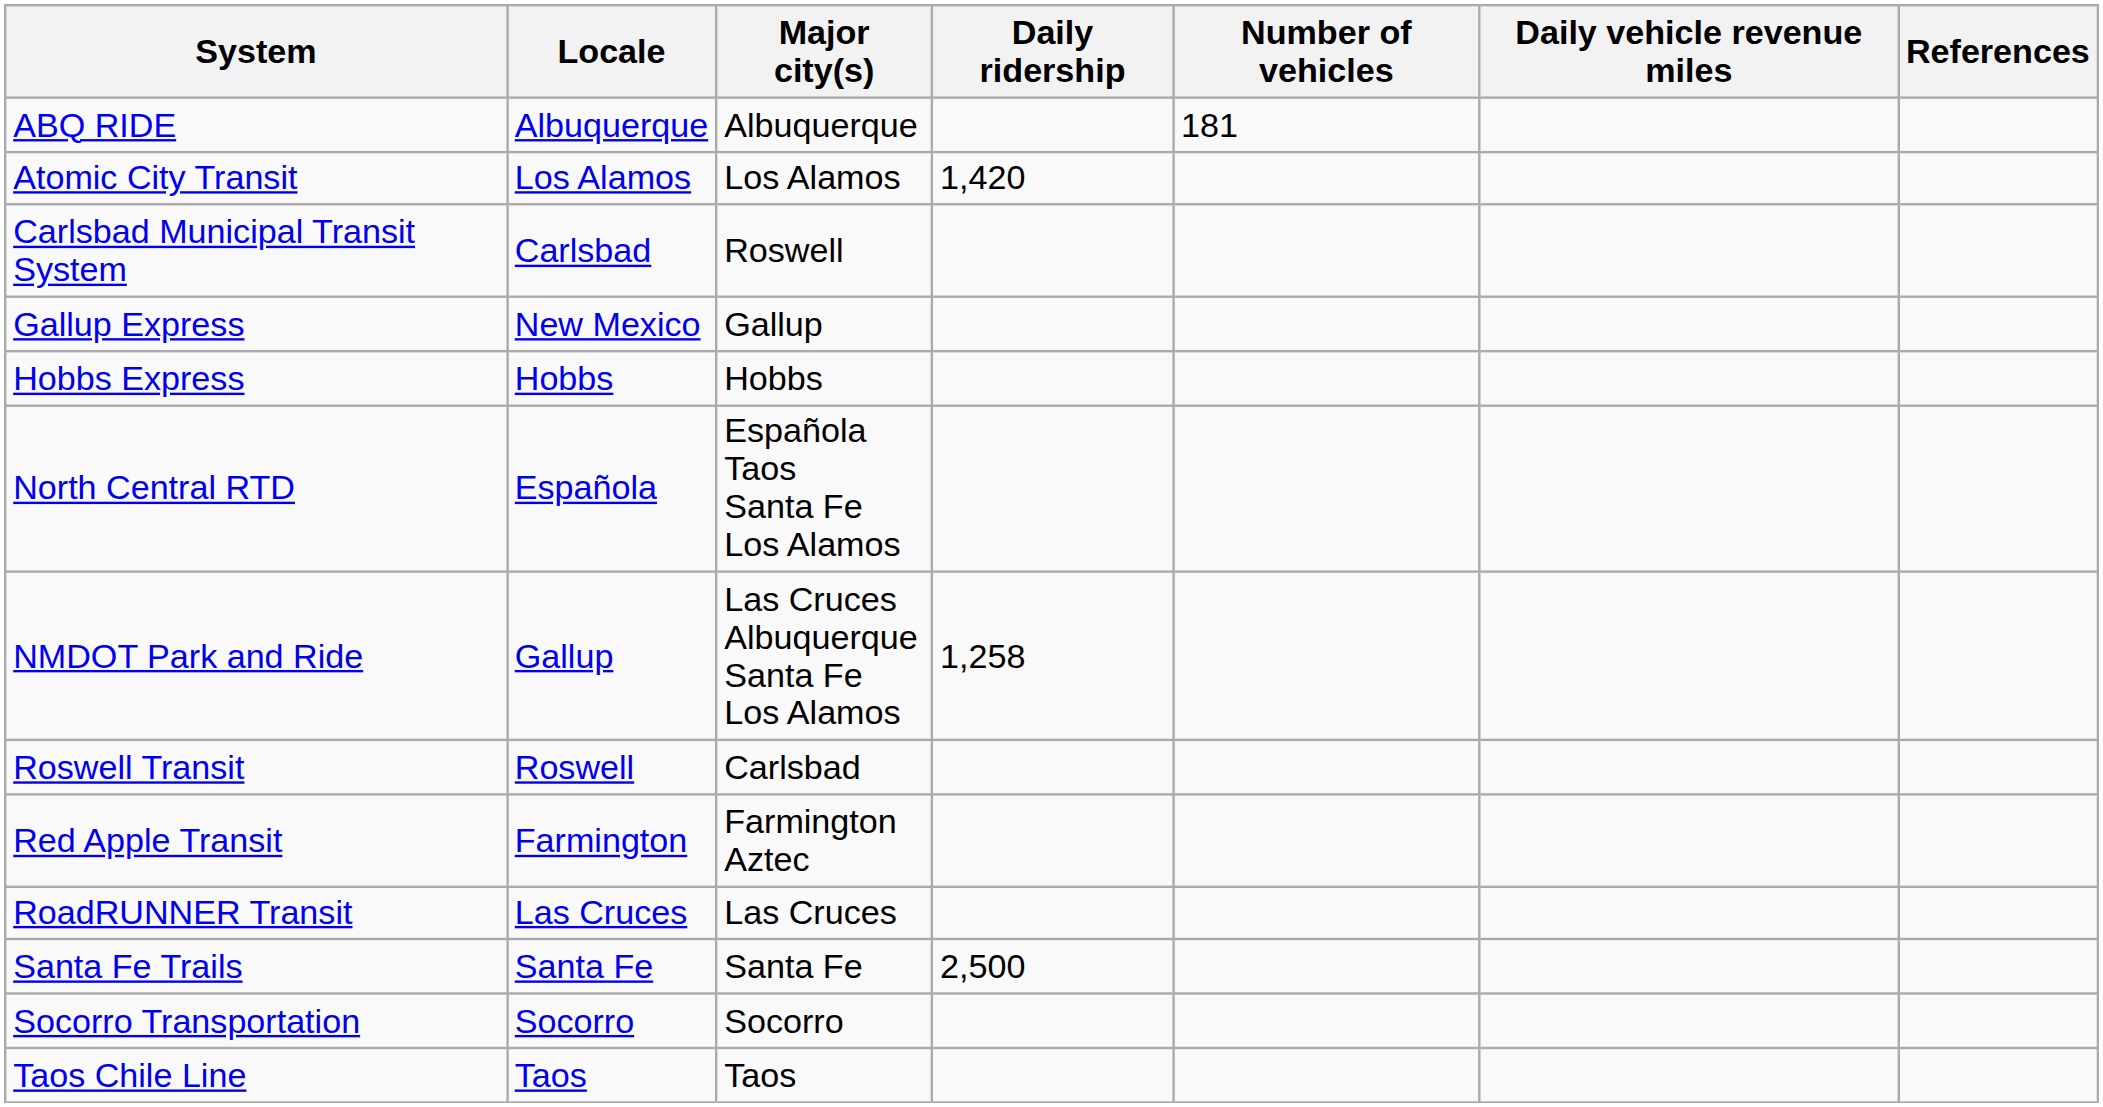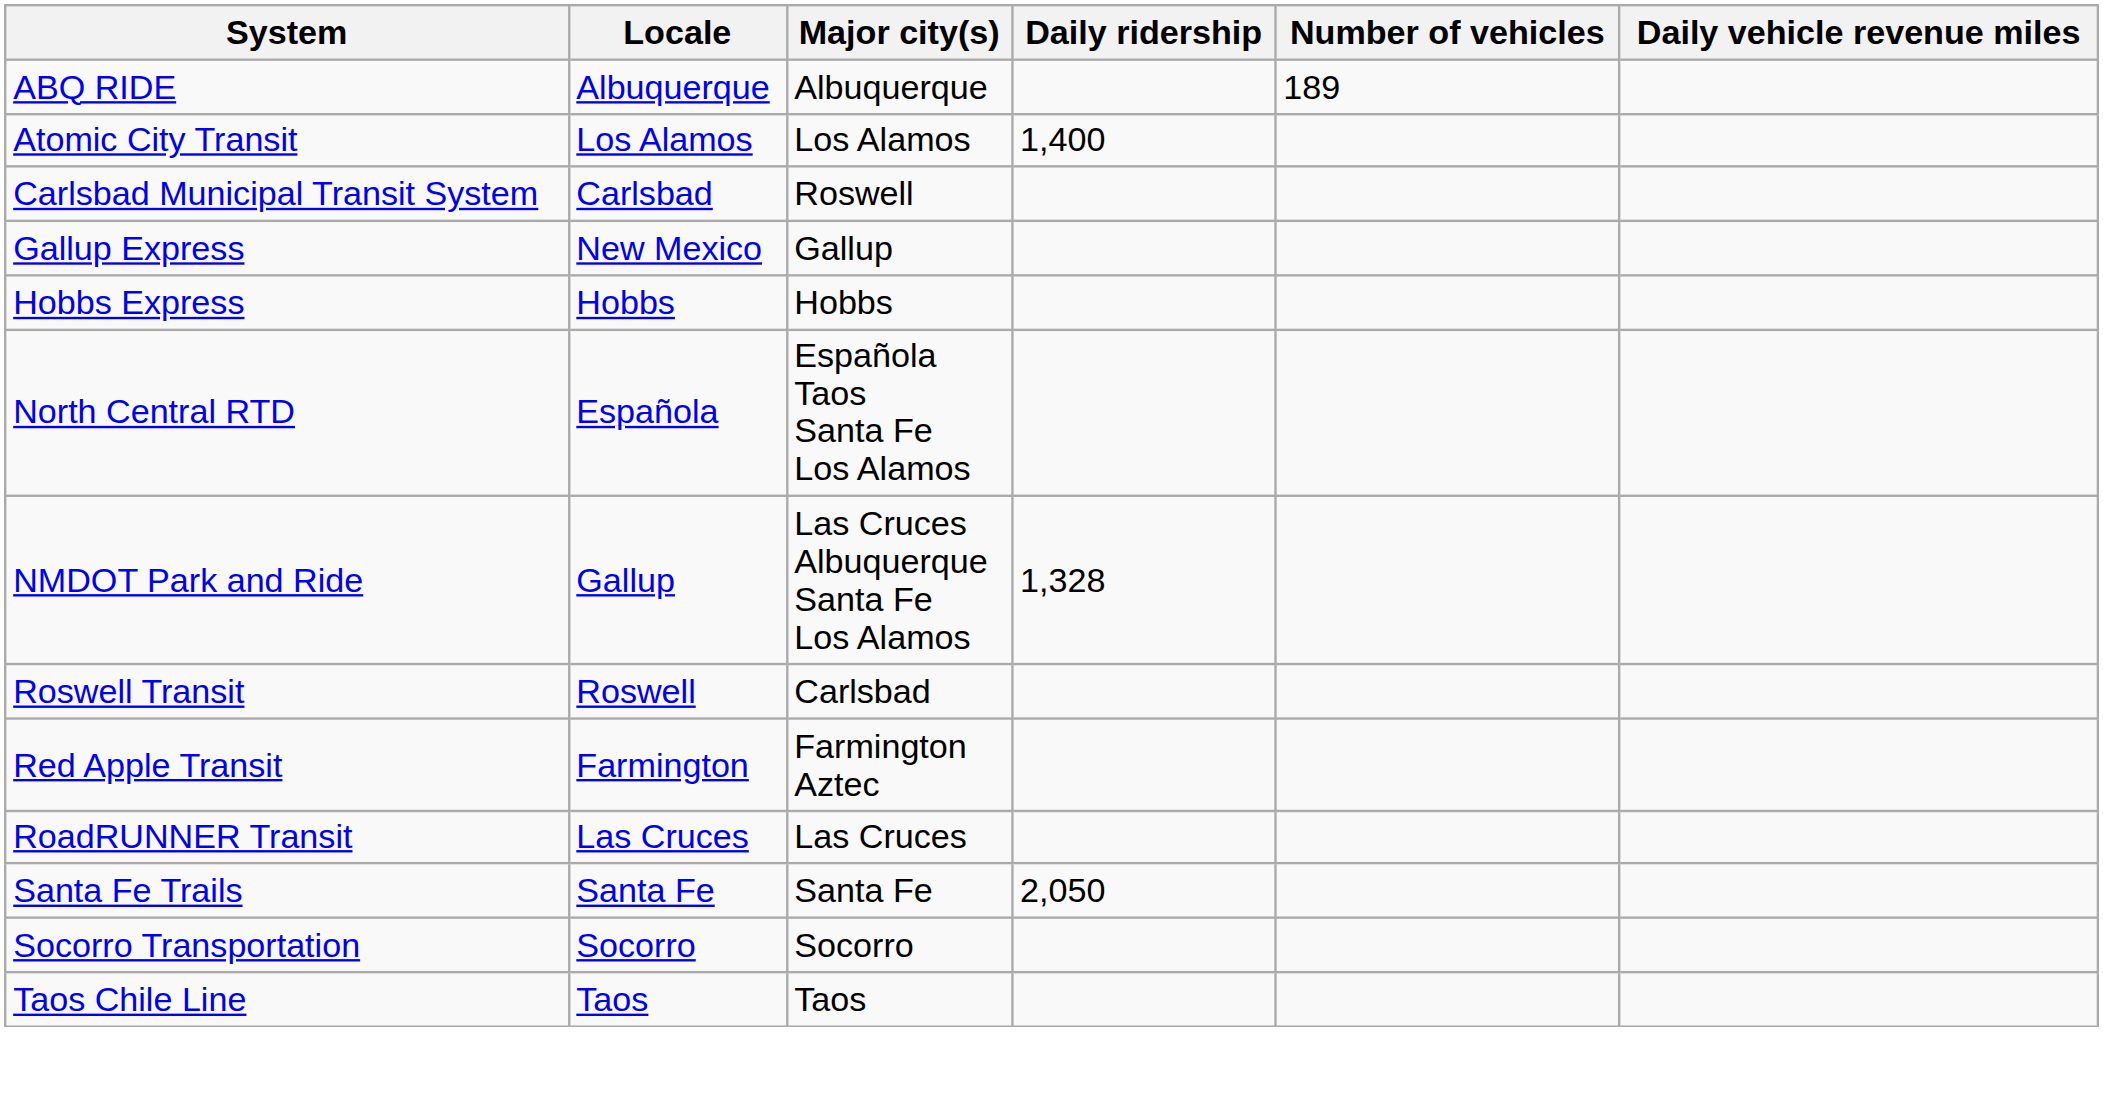- column: (1998, 51)
(1209, 124) 181 -> (1312, 86) 189
(983, 178) 1,420 -> (1063, 140) 1,400
(983, 656) 1,258 -> (1063, 581) 1,328
(983, 967) 2,500 -> (1063, 891) 2,050
